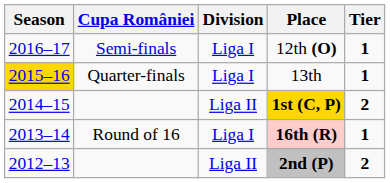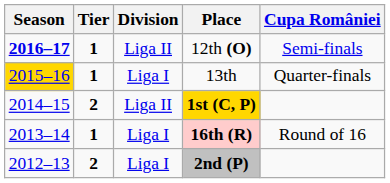columns swapped: (365, 19) <-> (136, 19)
(39, 47) normal -> (39, 47) bold
(233, 47) Liga I -> (148, 47) Liga II
(233, 162) Liga II -> (148, 162) Liga I
